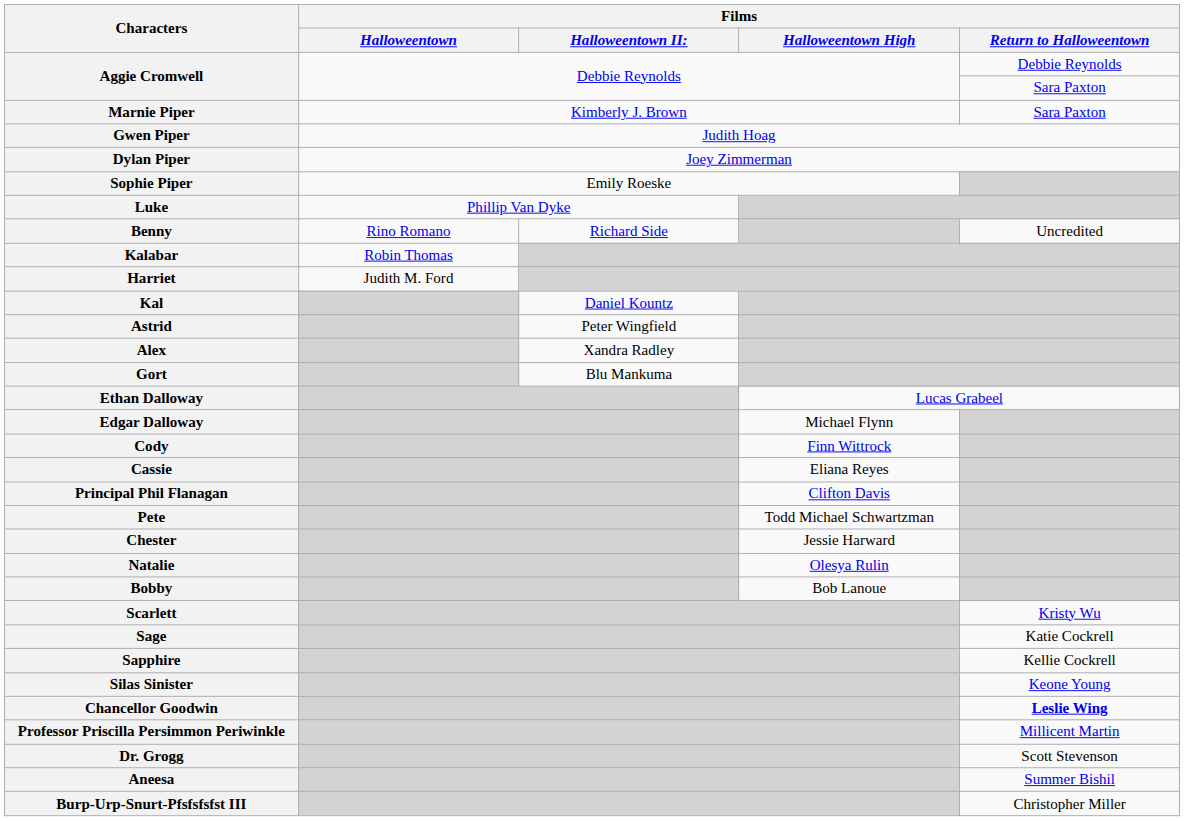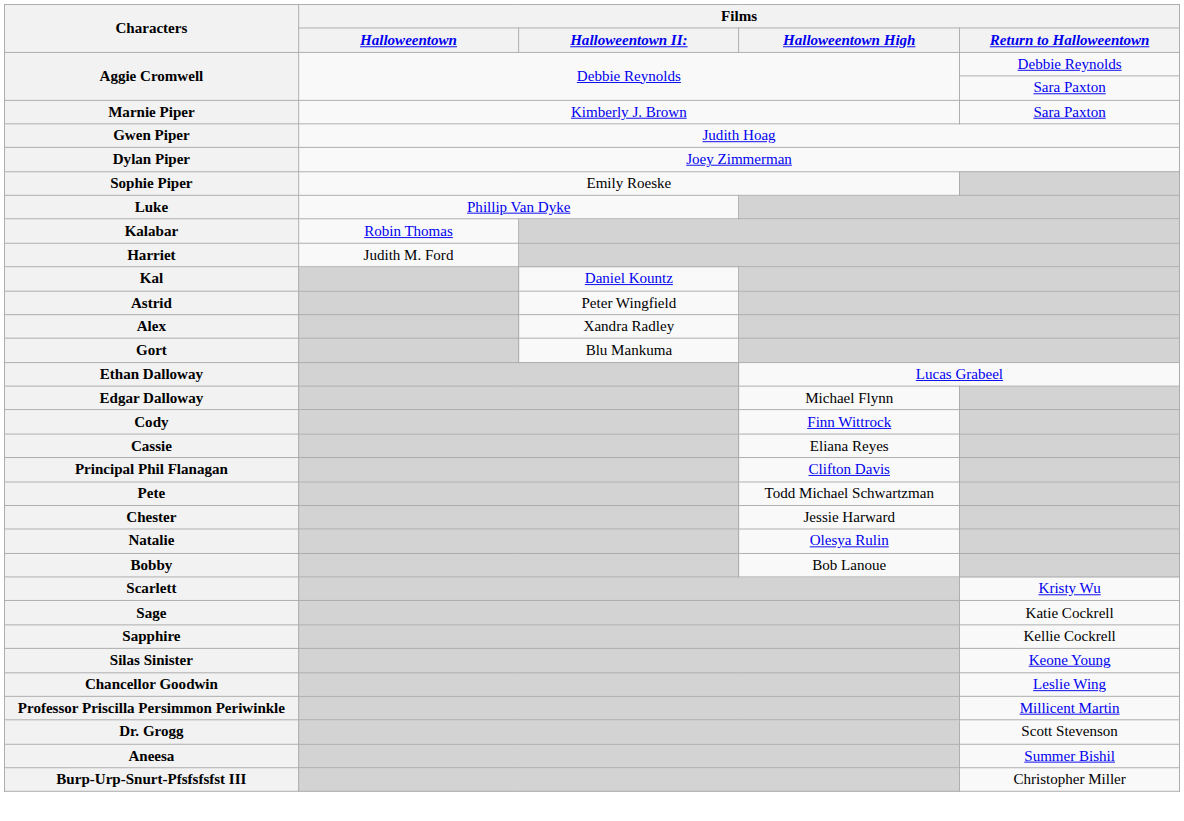- row: (151, 231)
(1070, 708) bold -> (1070, 684) normal
